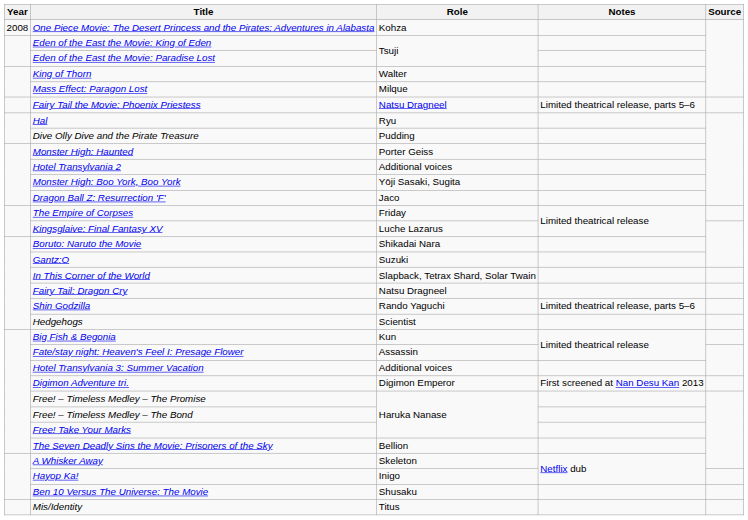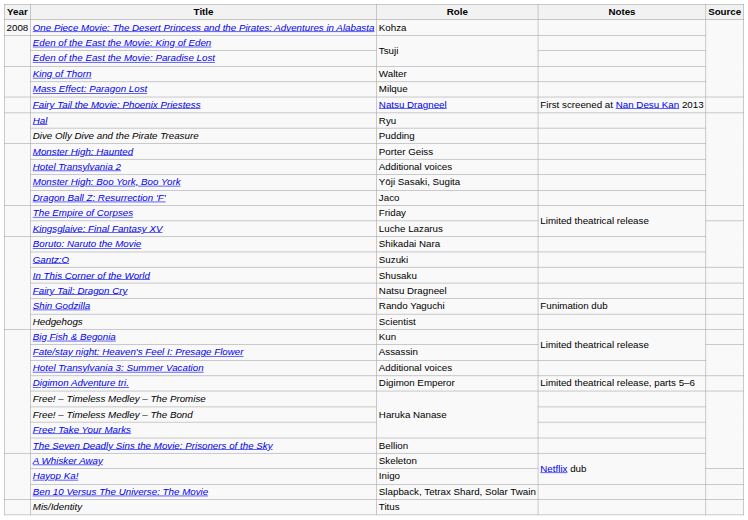(618, 105) Limited theatrical release, parts 5–6 -> (622, 105) First screened at Nan Desu Kan 2013
(457, 275) Slapback, Tetrax Shard, Solar Twain -> (398, 275) Shusaku
(618, 306) Limited theatrical release, parts 5–6 -> (574, 306) Funimation dub
(622, 383) First screened at Nan Desu Kan 2013 -> (618, 383) Limited theatrical release, parts 5–6
(398, 492) Shusaku -> (457, 492) Slapback, Tetrax Shard, Solar Twain
